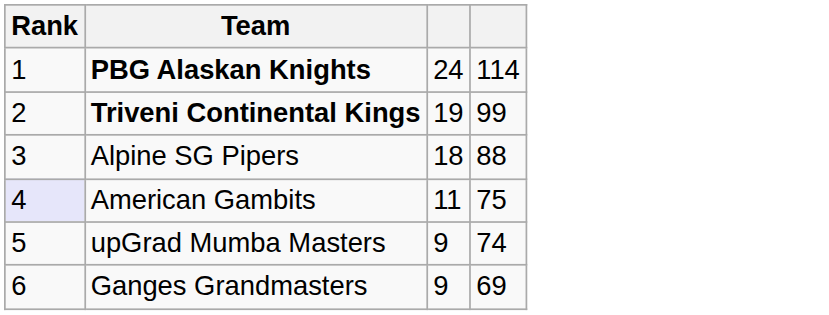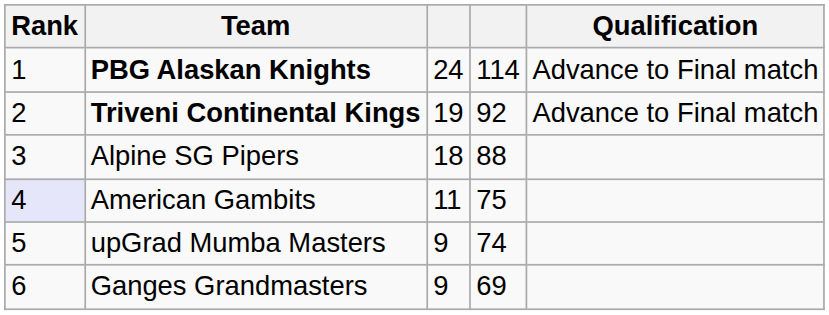+ column: (675, 26)
(491, 112) 99 -> (491, 112) 92
